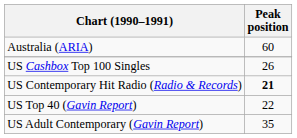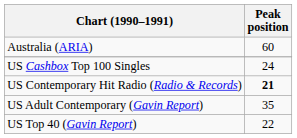(268, 66) 26 -> (268, 66) 24
rows swapped: (72, 104) <-> (105, 124)
